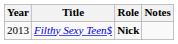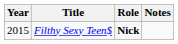(18, 30) 2013 -> (18, 30) 2015
